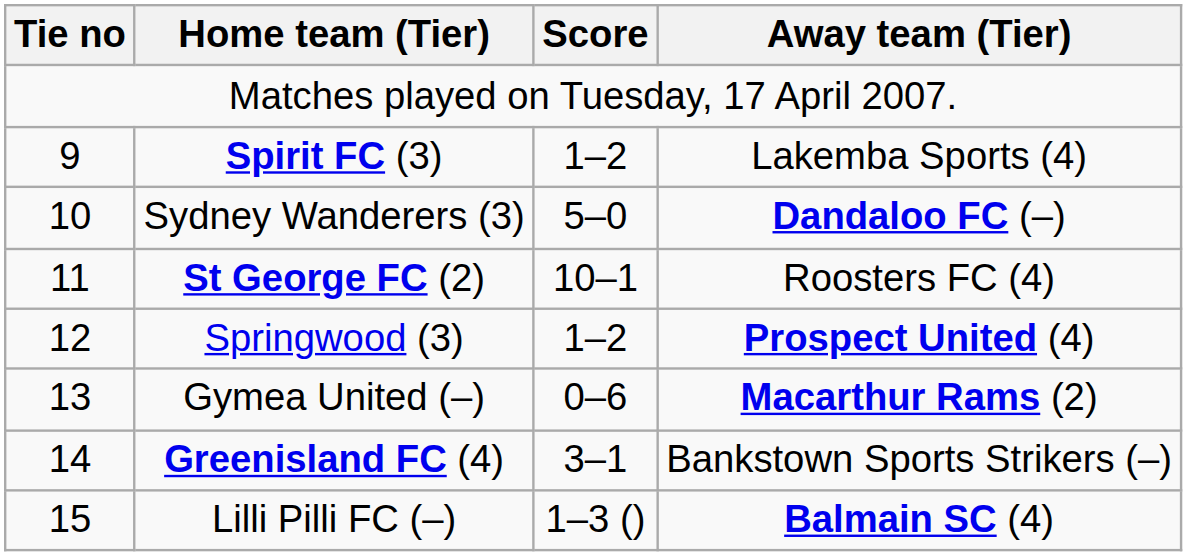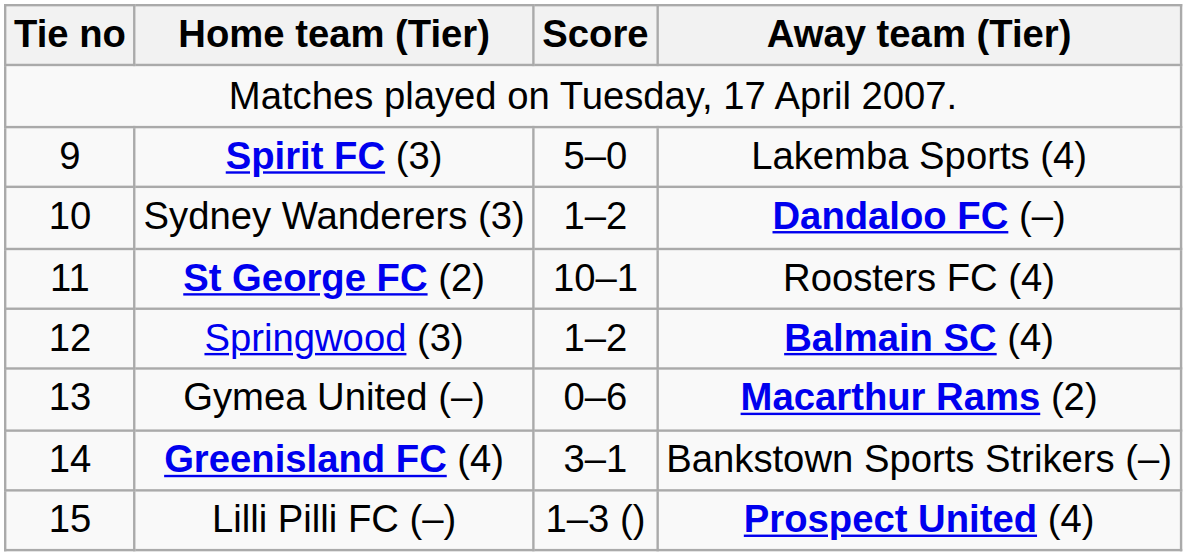(595, 156) 1–2 -> (595, 156) 5–0
(595, 216) 5–0 -> (595, 216) 1–2
(919, 338) Prospect United (4) -> (919, 338) Balmain SC (4)
(919, 519) Balmain SC (4) -> (919, 519) Prospect United (4)
